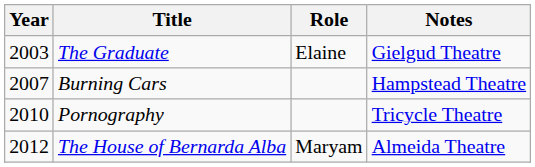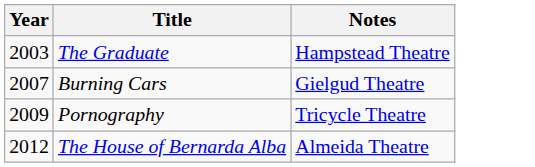- column: (329, 20)
(436, 51) Gielgud Theatre -> (373, 51) Hampstead Theatre
(449, 83) Hampstead Theatre -> (360, 83) Gielgud Theatre
(29, 114) 2010 -> (29, 114) 2009
